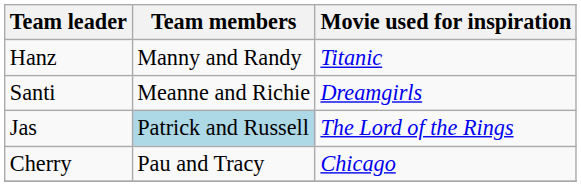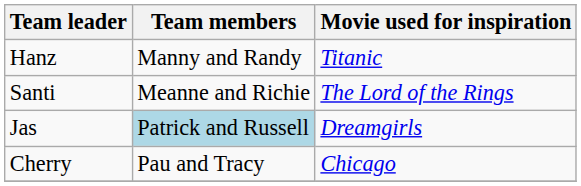(371, 92) Dreamgirls -> (417, 92) The Lord of the Rings
(417, 127) The Lord of the Rings -> (371, 127) Dreamgirls
